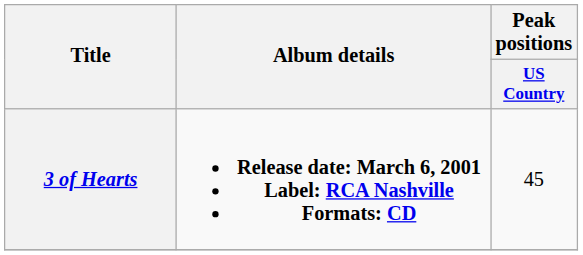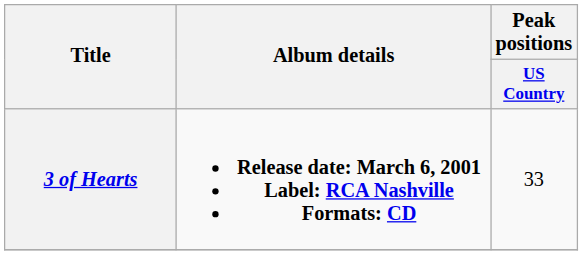(534, 178) 45 -> (534, 178) 33
